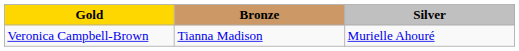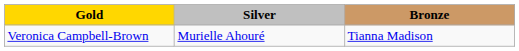columns swapped: (430, 14) <-> (259, 14)
